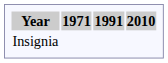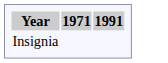- column: (141, 20)
